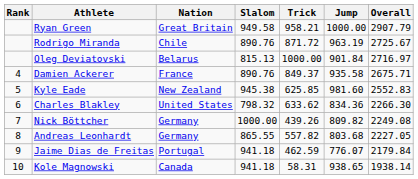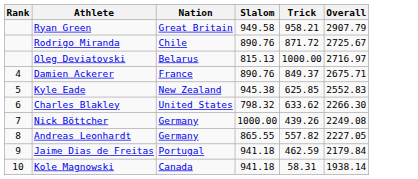- column: (346, 12)
